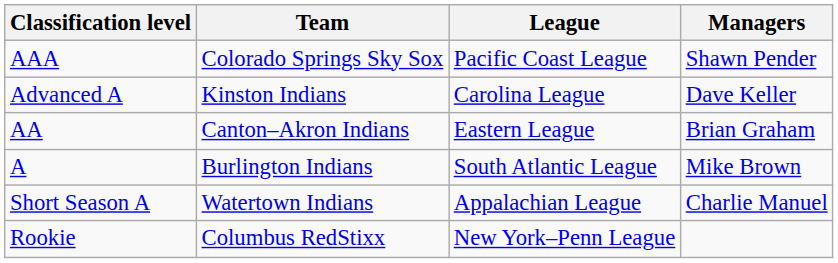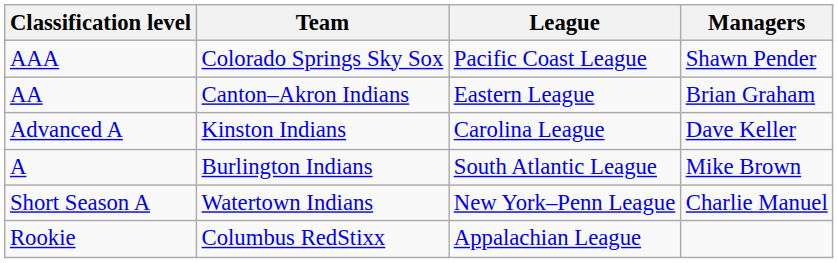rows swapped: (26, 130) <-> (66, 94)
(547, 202) Appalachian League -> (565, 202) New York–Penn League
(565, 238) New York–Penn League -> (547, 238) Appalachian League
